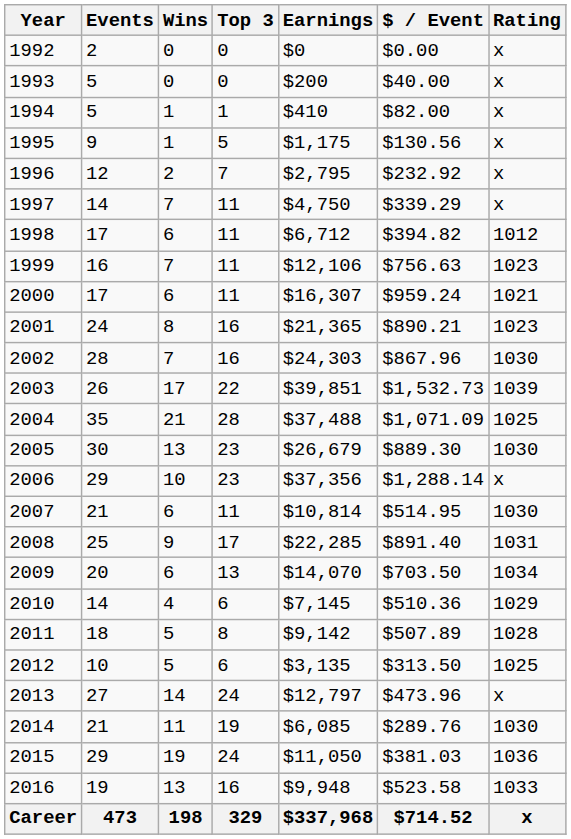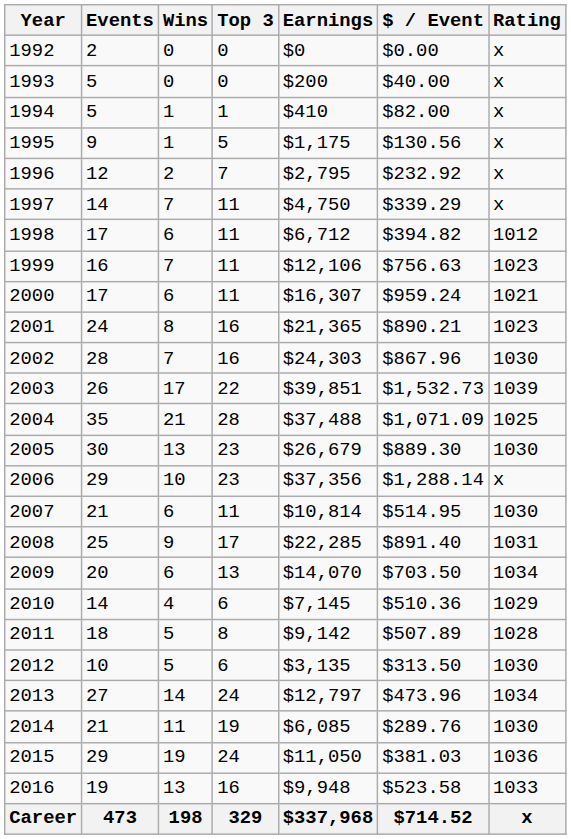(516, 665) 1025 -> (516, 665) 1030
(499, 696) x -> (516, 696) 1034
